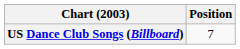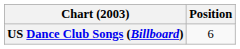(211, 34) 7 -> (211, 34) 6
